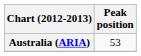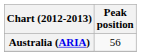(115, 42) 53 -> (115, 42) 56
